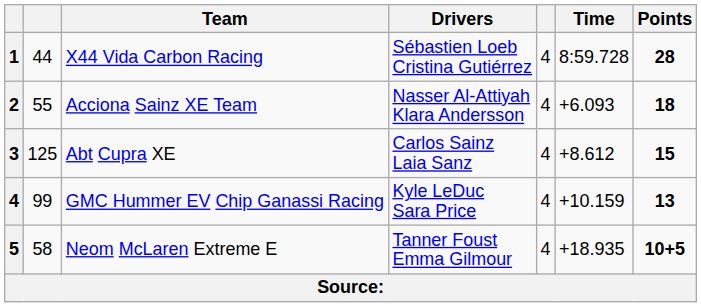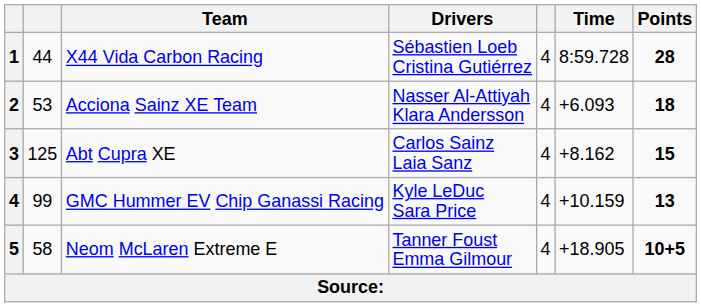(42, 105) 55 -> (42, 105) 53
(587, 153) +8.612 -> (587, 153) +8.162
(592, 249) +18.935 -> (592, 249) +18.905
